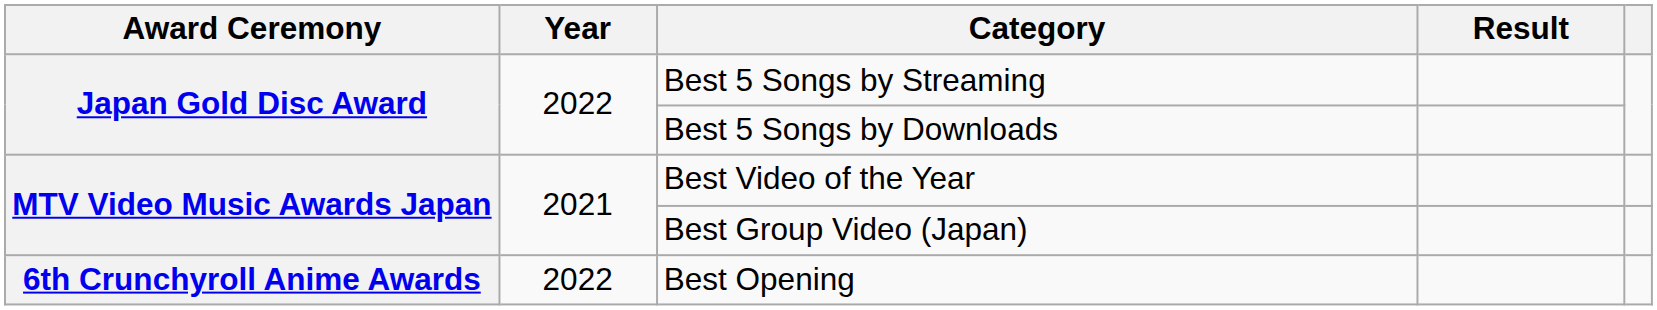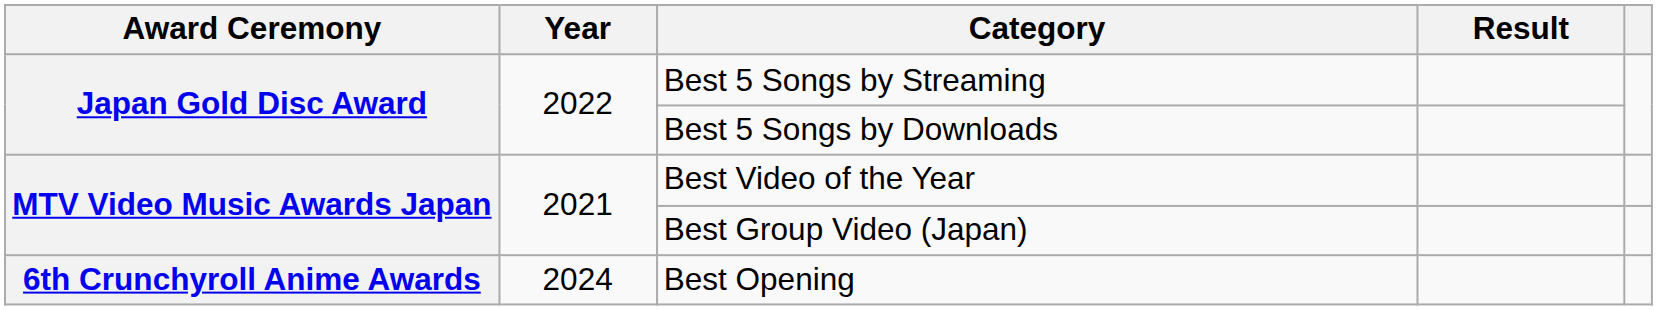(578, 279) 2022 -> (578, 279) 2024
